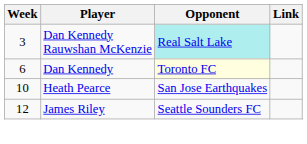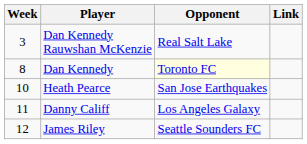(195, 41) paleturquoise background -> (195, 41) no background
(22, 68) 6 -> (22, 68) 8
+ row: (76, 108)
